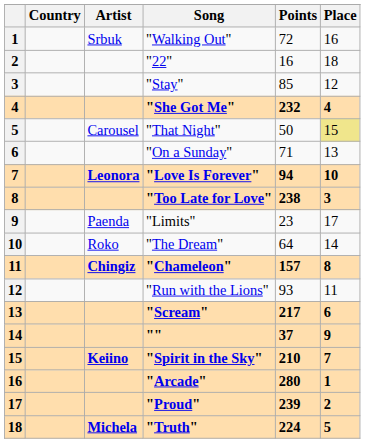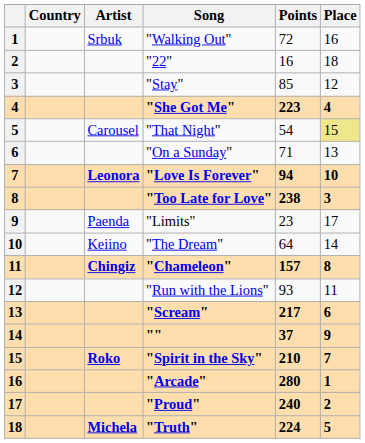(290, 107) 232 -> (290, 107) 223
(286, 130) 50 -> (286, 130) 54
(103, 244) Roko -> (107, 244) Keiino
(108, 358) Keiino -> (104, 358) Roko
(290, 404) 239 -> (290, 404) 240
